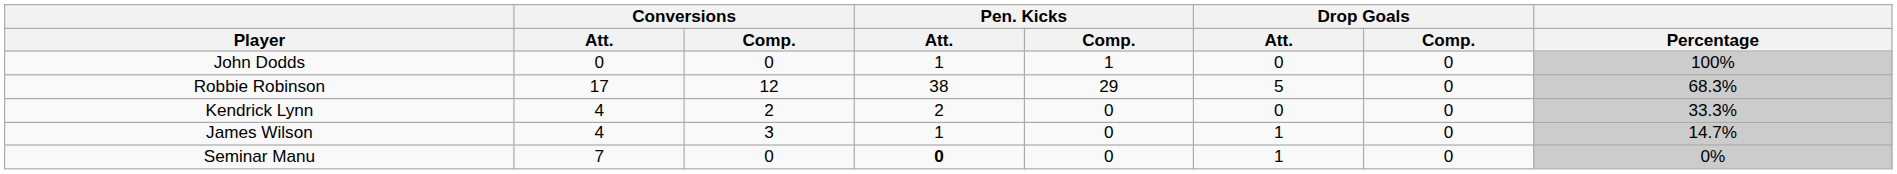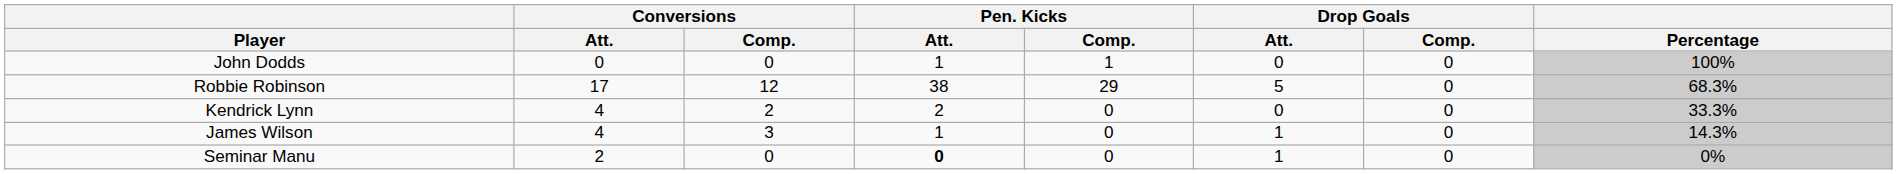(1713, 133) 14.7% -> (1713, 133) 14.3%
(599, 157) 7 -> (599, 157) 2
